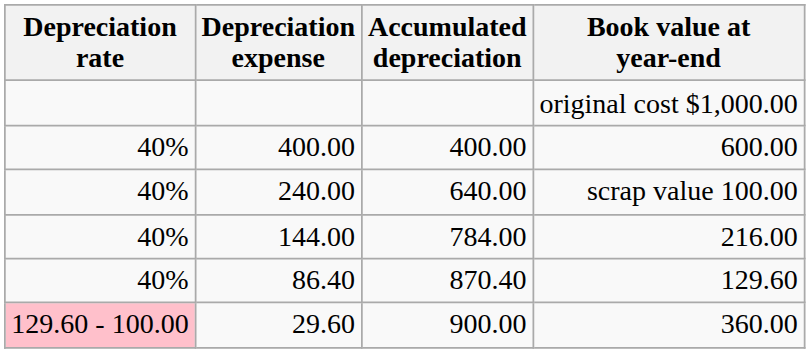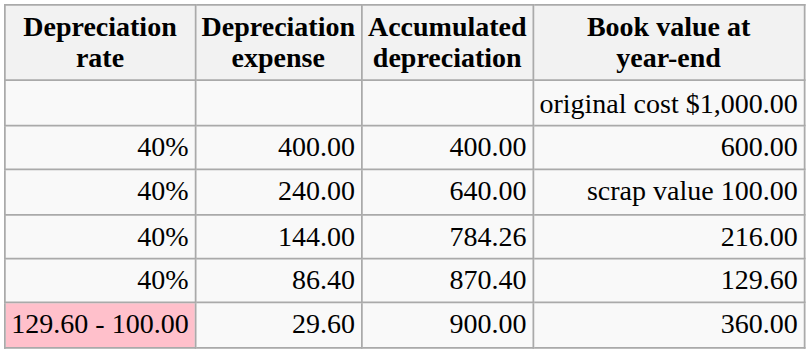(488, 235) 784.00 -> (488, 235) 784.26
